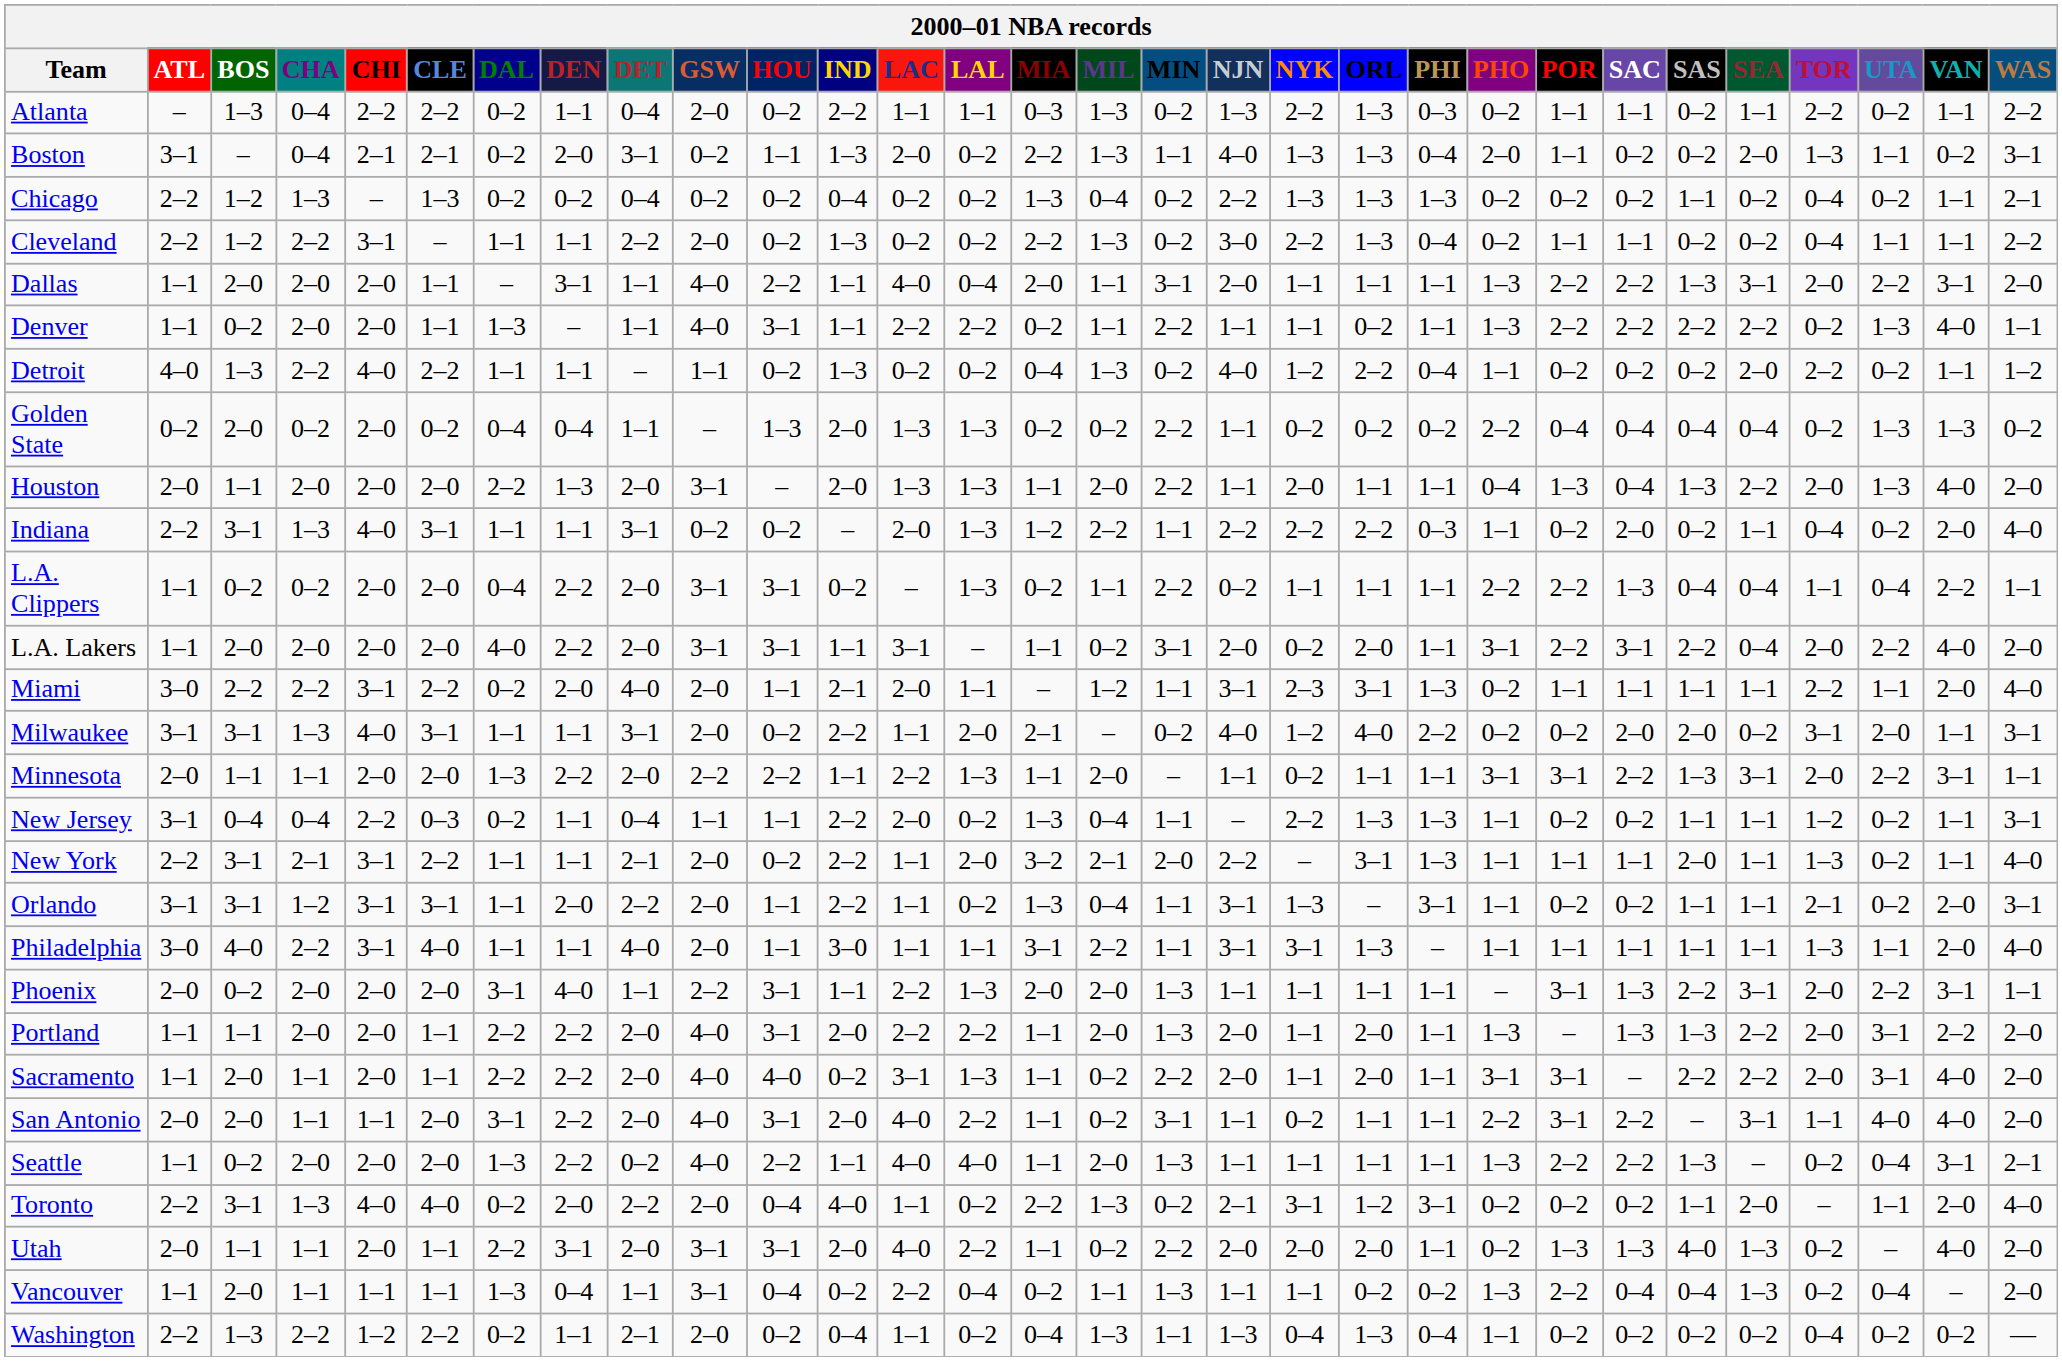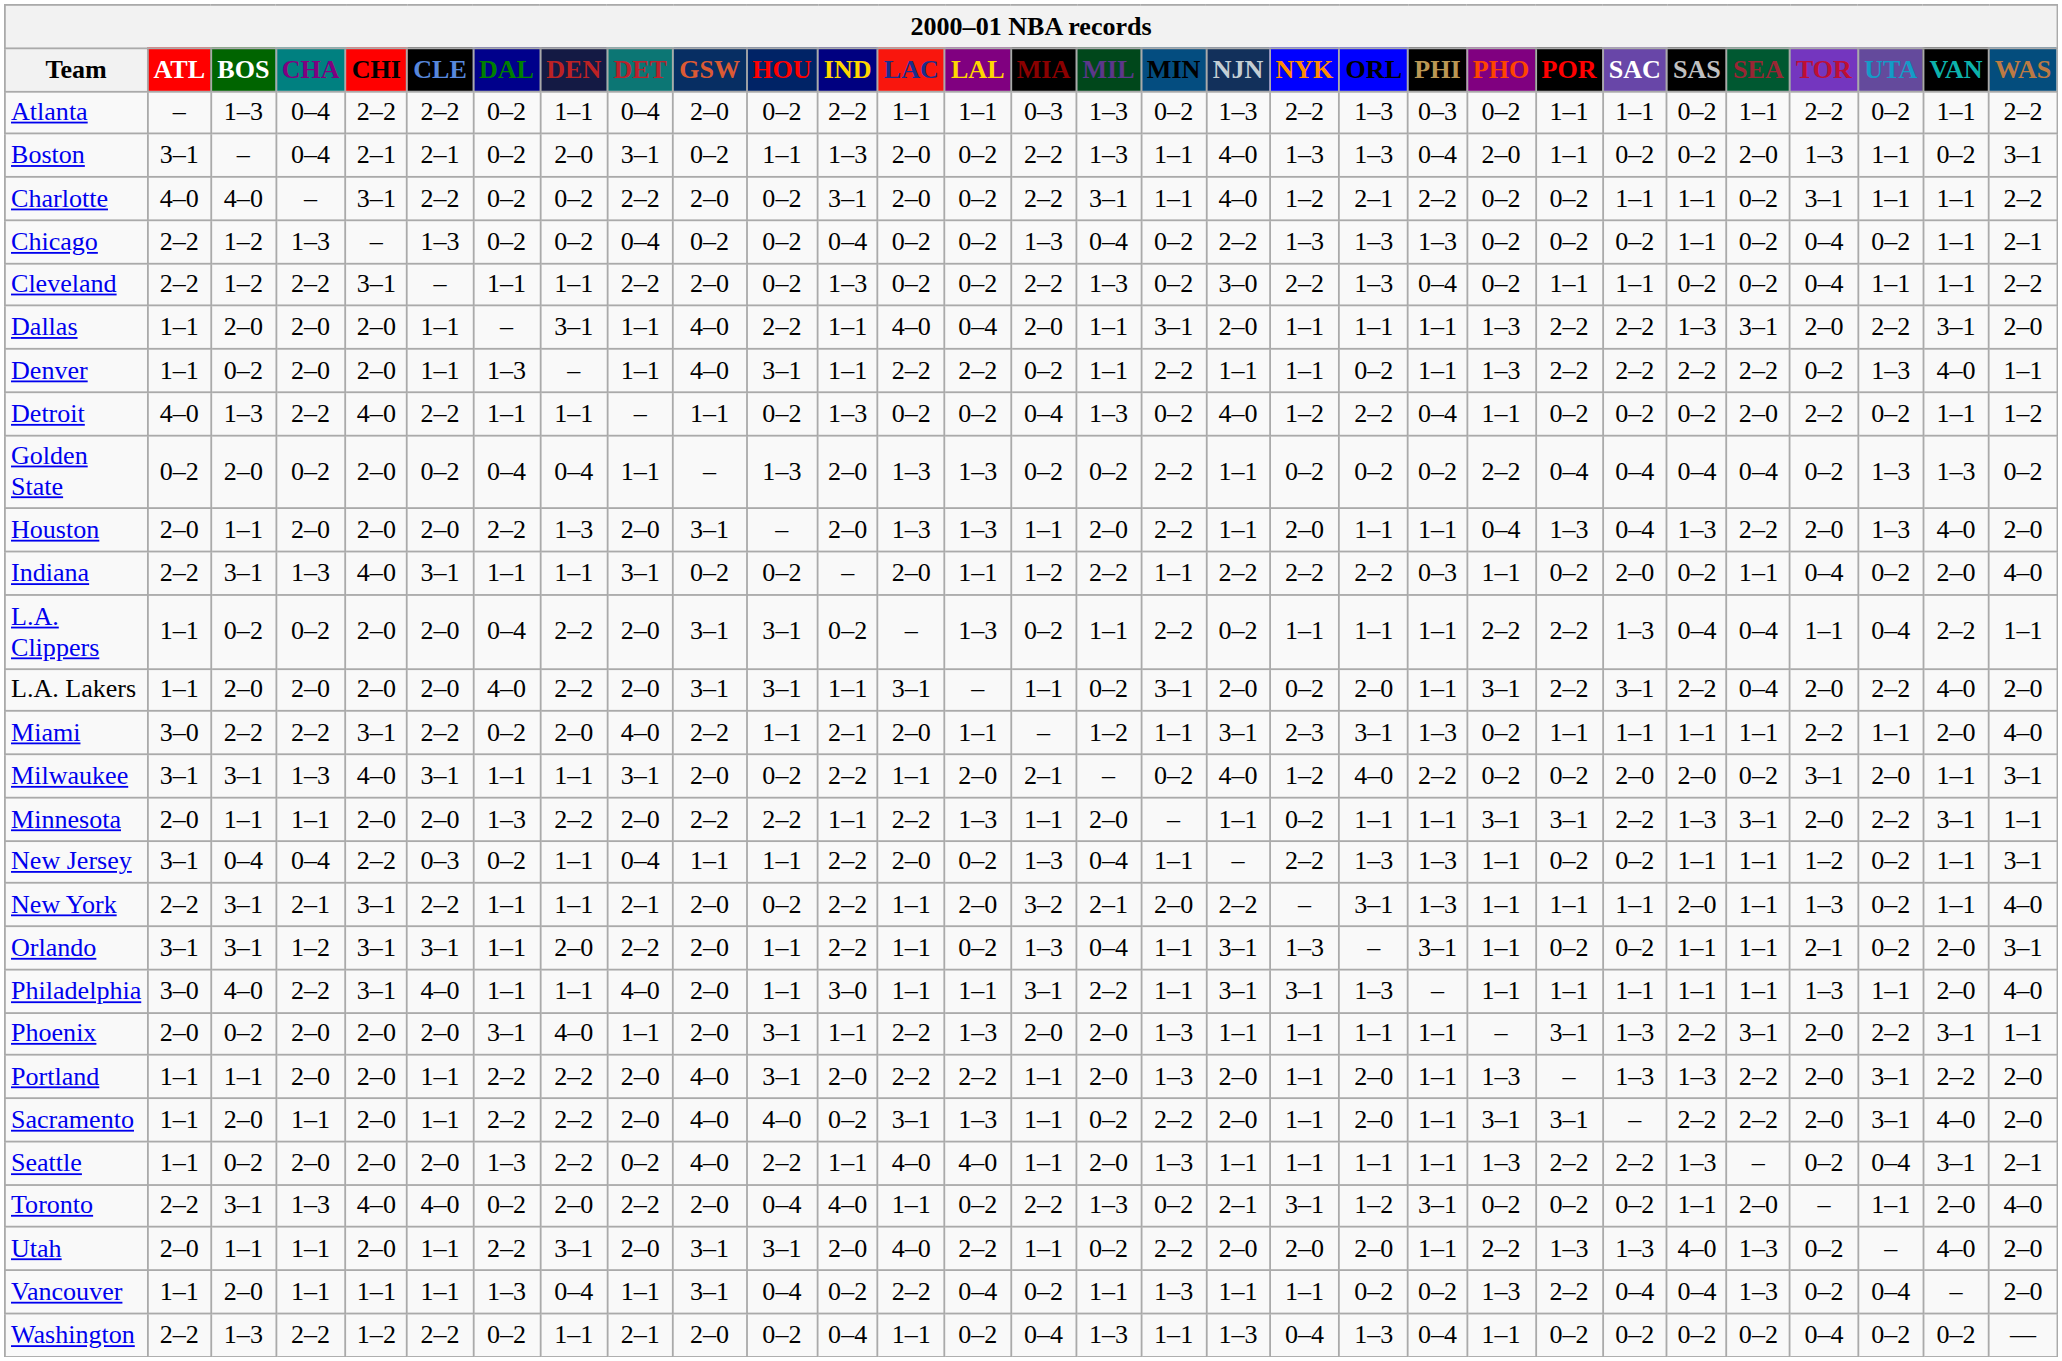+ row: (59, 198)
(978, 530) 1–3 -> (978, 573) 1–1
(710, 689) 2–0 -> (710, 732) 2–2
(710, 990) 2–2 -> (710, 1033) 2–0
- row: (76, 1119)
(1501, 1248) 0–2 -> (1501, 1248) 2–2
